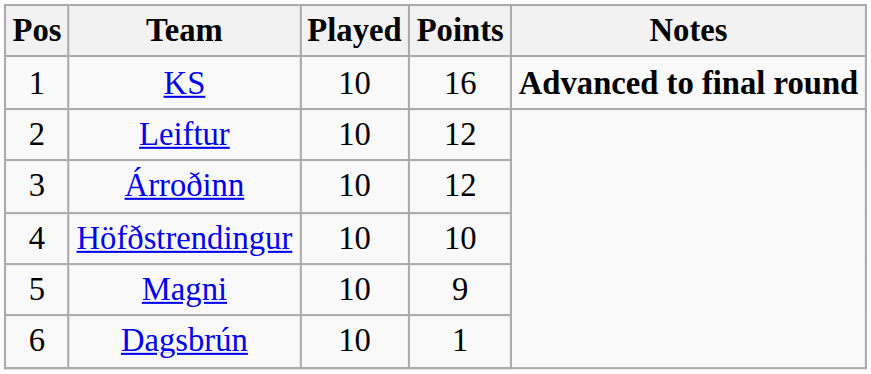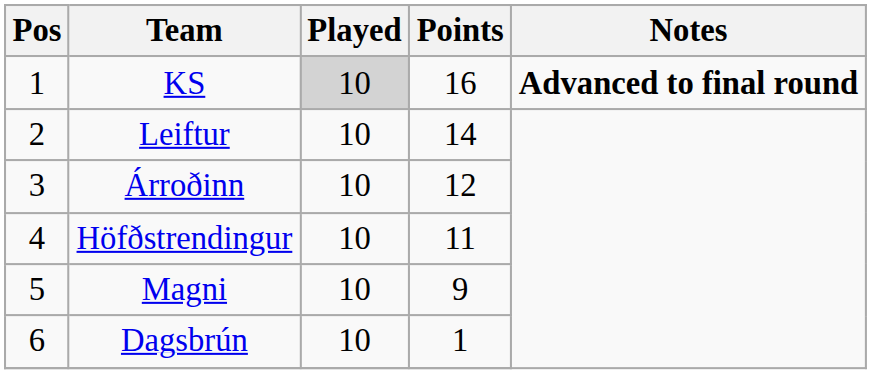(354, 82) no background -> (354, 82) lightgrey background
(460, 133) 12 -> (460, 133) 14
(460, 237) 10 -> (460, 237) 11
